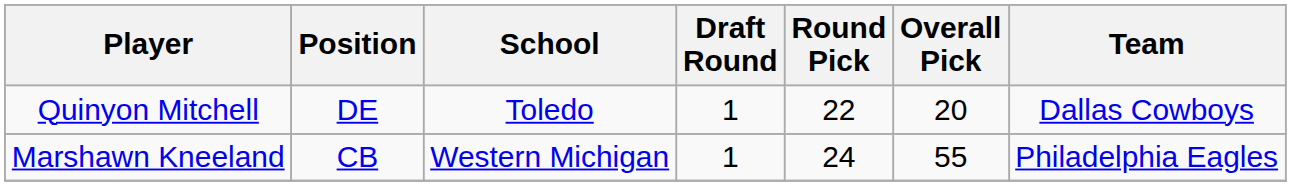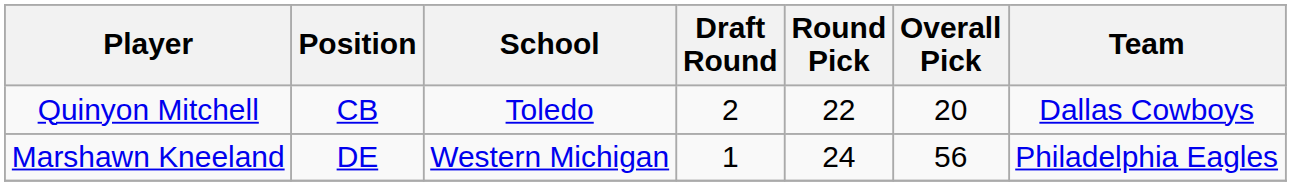(357, 109) DE -> (357, 109) CB
(730, 109) 1 -> (730, 109) 2
(357, 156) CB -> (357, 156) DE
(951, 156) 55 -> (951, 156) 56
